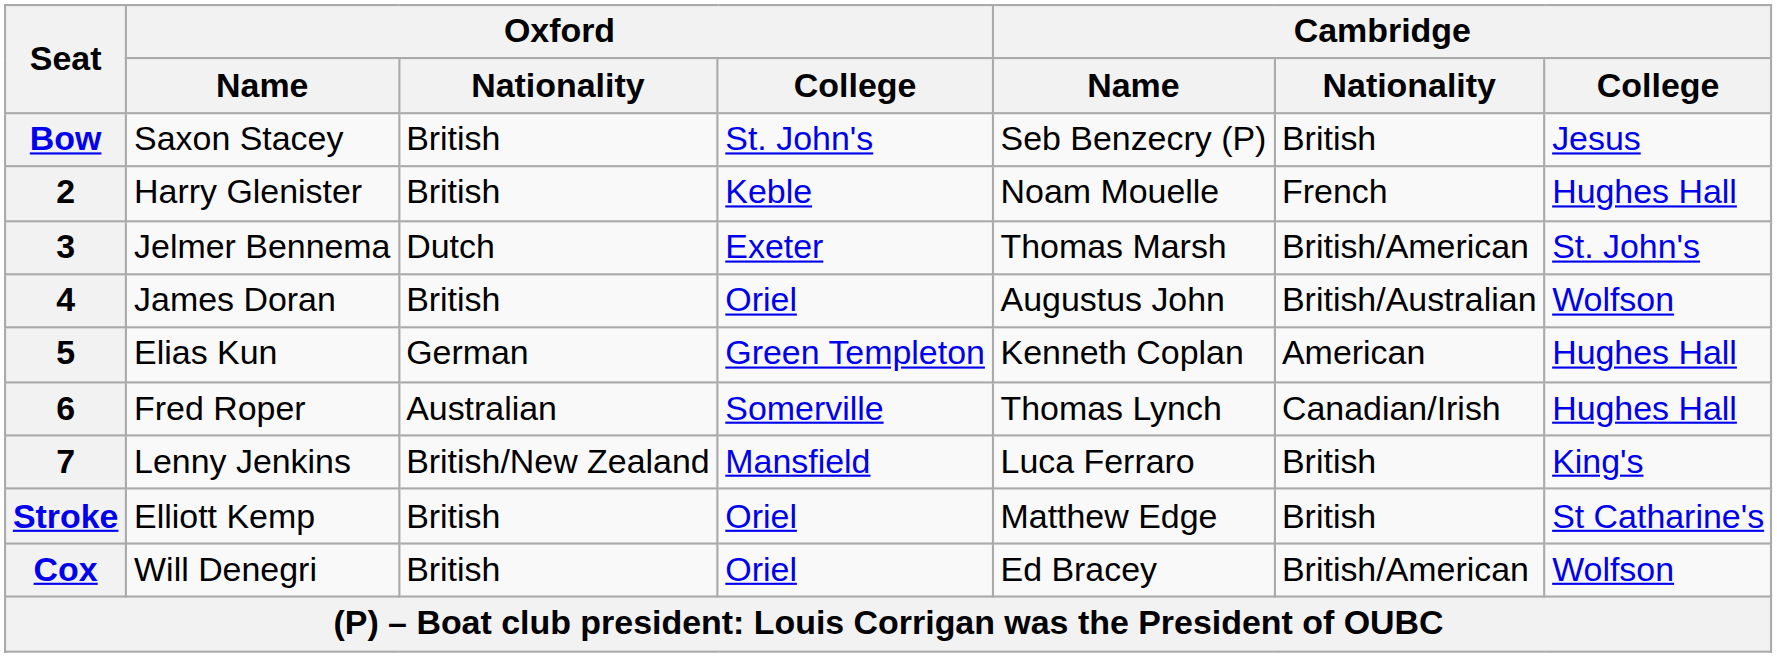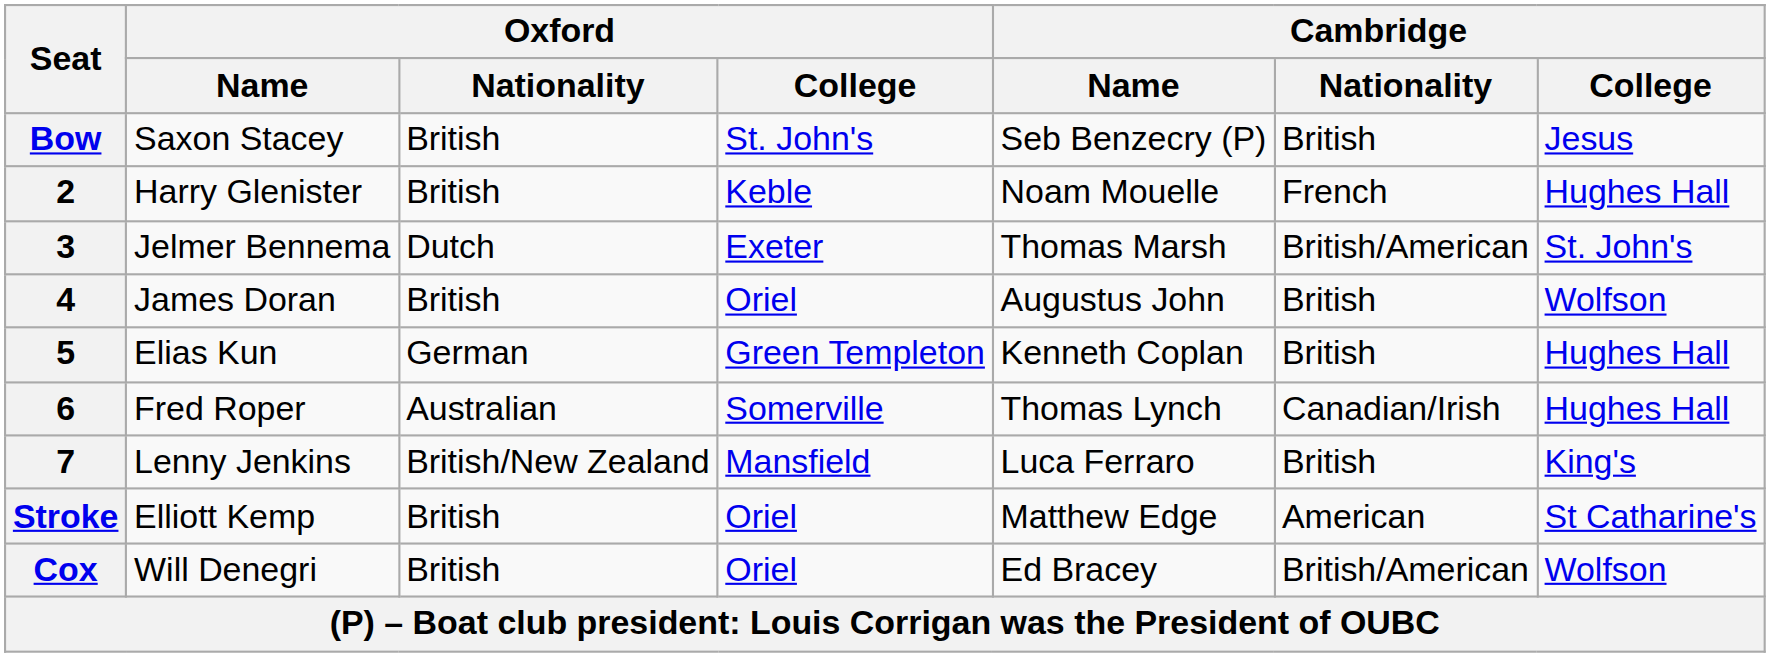(1409, 300) British/Australian -> (1329, 300) British
(1354, 354) American -> (1329, 354) British
(1329, 515) British -> (1354, 515) American
